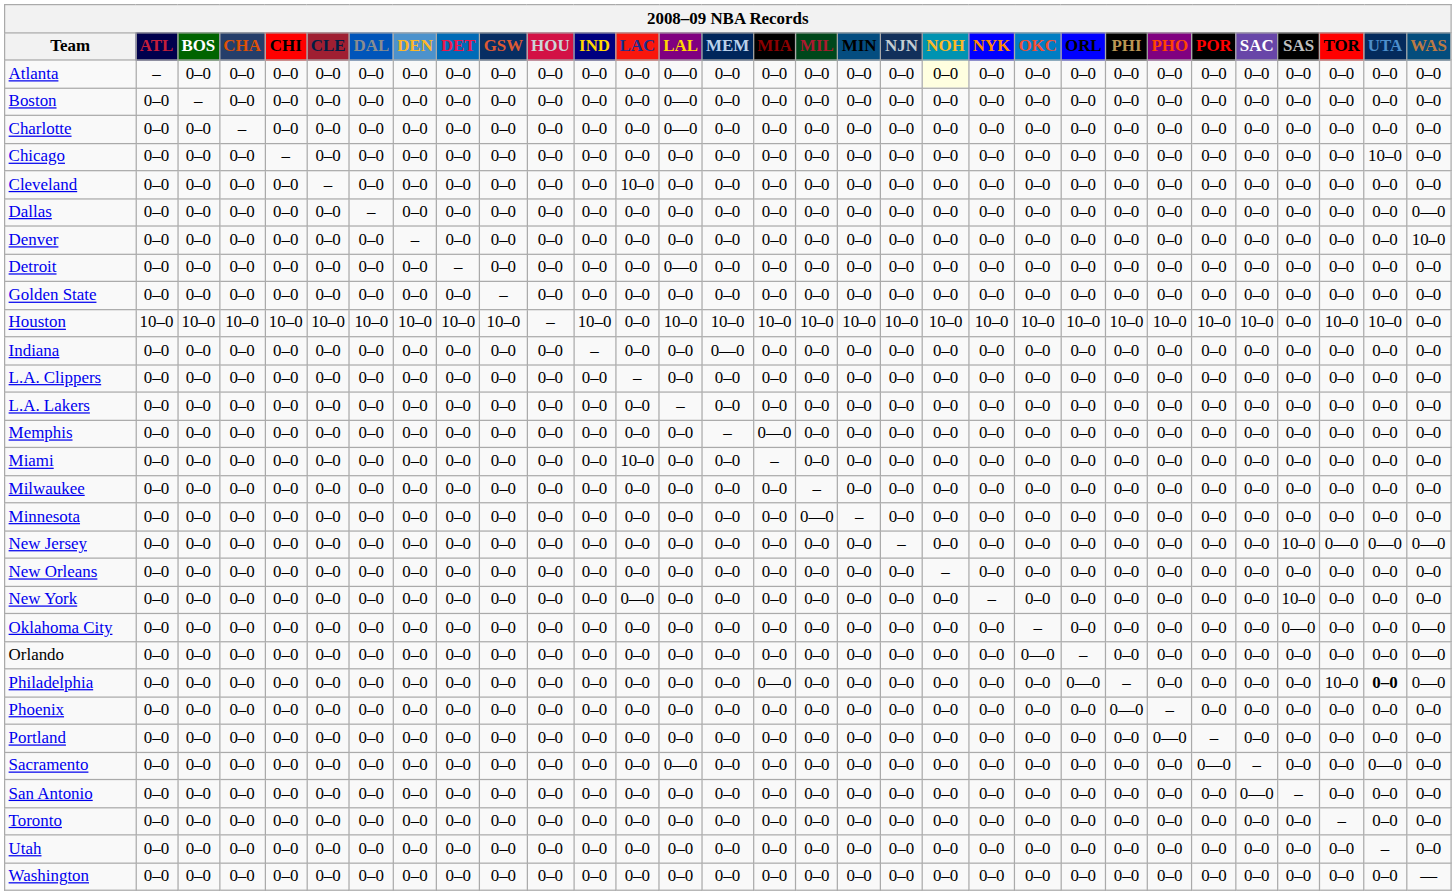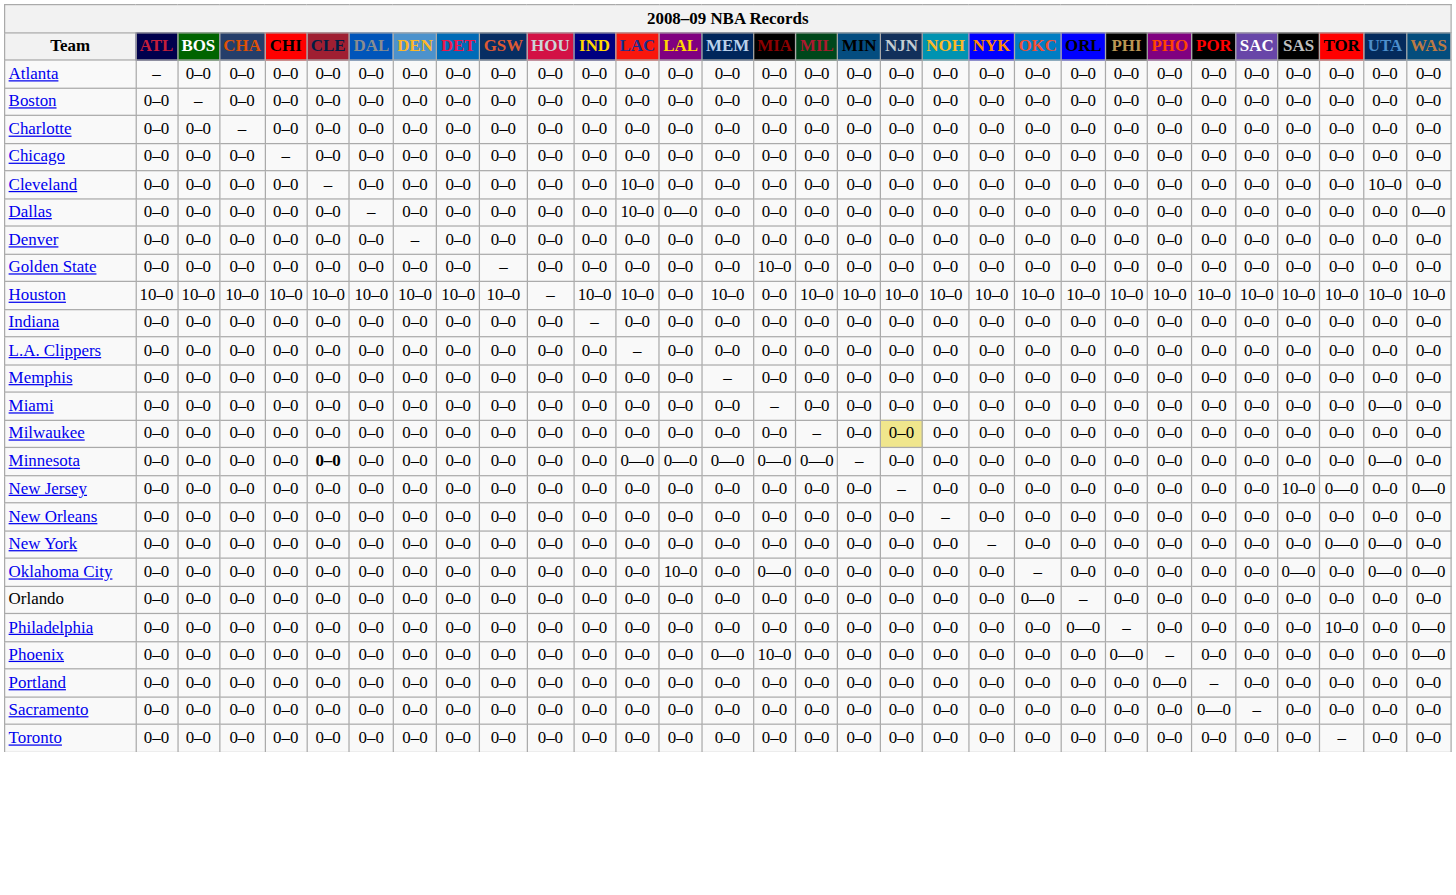(681, 73) 0—0 -> (681, 73) 0–0
(946, 73) lightyellow background -> (946, 73) no background
(681, 101) 0—0 -> (681, 101) 0–0
(681, 128) 0—0 -> (681, 128) 0–0
(1385, 156) 10–0 -> (1385, 156) 0–0
(1385, 184) 0–0 -> (1385, 184) 10–0
(637, 211) 0–0 -> (637, 211) 10–0
(681, 211) 0–0 -> (681, 211) 0—0
(1429, 239) 10–0 -> (1429, 239) 0–0
- row: (33, 267)
(775, 294) 0–0 -> (775, 267) 10–0
(637, 322) 0–0 -> (637, 294) 10–0
(681, 322) 10–0 -> (681, 294) 0–0
(775, 322) 10–0 -> (775, 294) 0–0
(1299, 322) 0–0 -> (1299, 294) 10–0
(1429, 322) 0–0 -> (1429, 294) 10–0
(728, 350) 0—0 -> (728, 322) 0–0
- row: (49, 405)
(775, 433) 0—0 -> (775, 377) 0–0
(637, 460) 10–0 -> (637, 405) 0–0
(1385, 460) 0–0 -> (1385, 405) 0—0
(901, 488) no background -> (901, 433) khaki background
(328, 516) normal -> (328, 460) bold
(637, 516) 0–0 -> (637, 460) 0—0
(681, 516) 0–0 -> (681, 460) 0—0
(728, 516) 0–0 -> (728, 460) 0—0
(775, 516) 0–0 -> (775, 460) 0—0
(1385, 516) 0–0 -> (1385, 460) 0—0
(1385, 543) 0—0 -> (1385, 488) 0–0
(637, 599) 0—0 -> (637, 543) 0–0
(1299, 599) 10–0 -> (1299, 543) 0–0
(1342, 599) 0–0 -> (1342, 543) 0—0
(1385, 599) 0–0 -> (1385, 543) 0—0
(681, 626) 0–0 -> (681, 571) 10–0
(775, 626) 0–0 -> (775, 571) 0—0
(1385, 626) 0–0 -> (1385, 571) 0—0
(1429, 654) 0—0 -> (1429, 599) 0–0
(775, 682) 0—0 -> (775, 626) 0–0
(1385, 682) bold -> (1385, 626) normal
(728, 709) 0–0 -> (728, 654) 0—0
(775, 709) 0–0 -> (775, 654) 10–0
(1429, 709) 0–0 -> (1429, 654) 0—0
(681, 765) 0—0 -> (681, 709) 0–0
(1385, 765) 0—0 -> (1385, 709) 0–0
- row: (51, 792)
- row: (25, 848)
- row: (49, 876)
